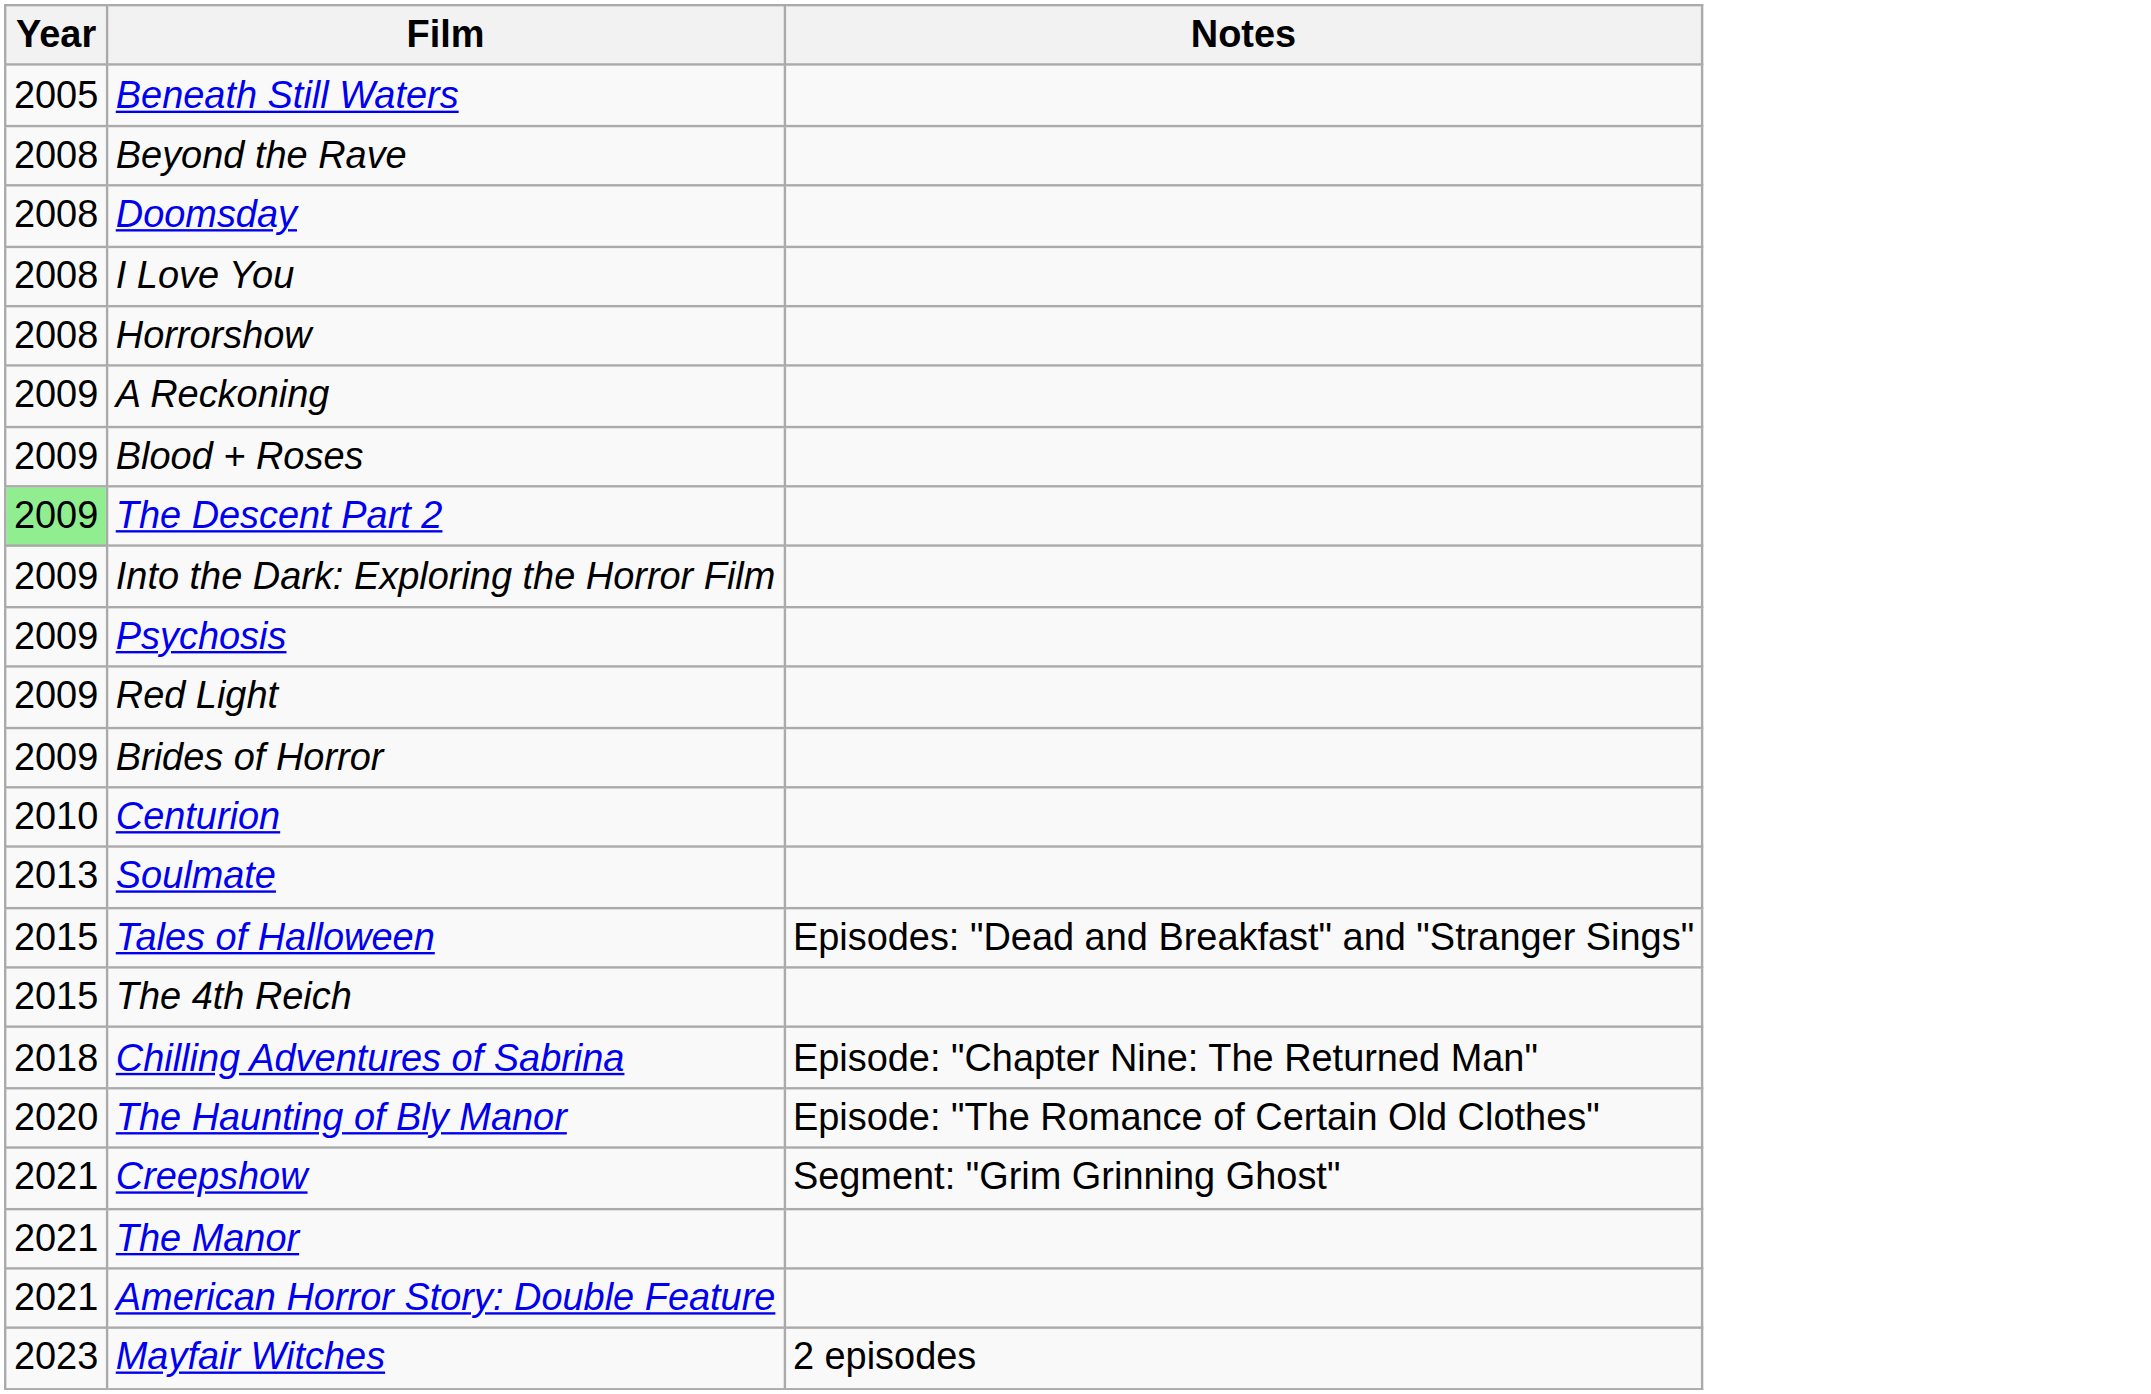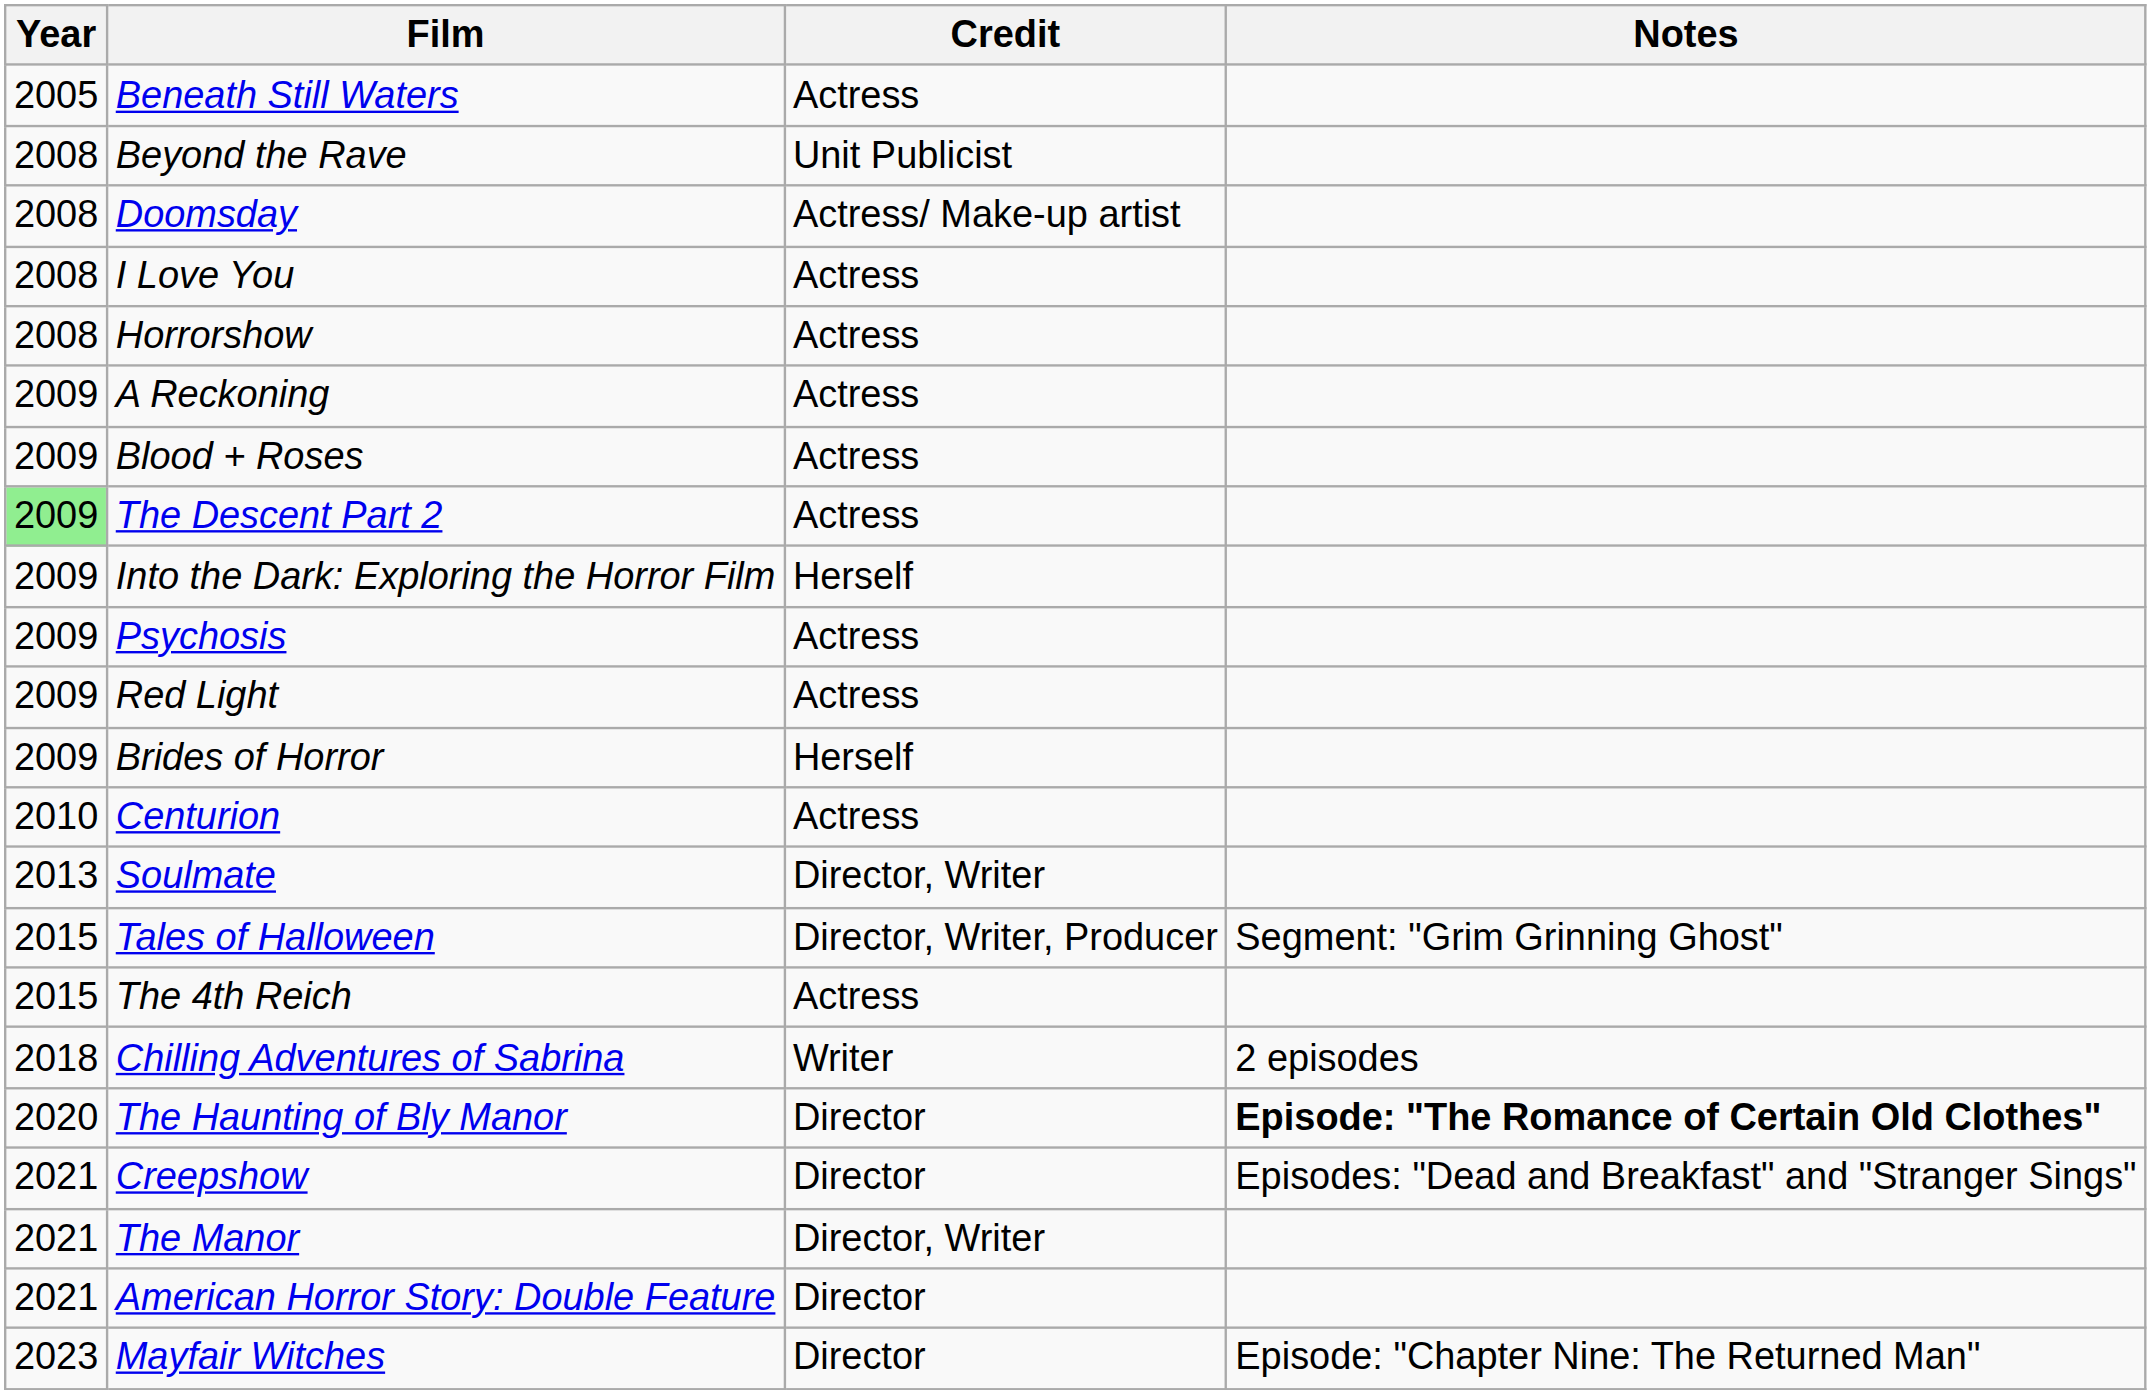+ column: (1005, 34)
(1244, 936) Episodes: "Dead and Breakfast" and "Stranger Sings" -> (1509, 936) Segment: "Grim Grinning Ghost"
(1165, 1056) Episode: "Chapter Nine: The Returned Man" -> (1327, 1056) 2 episodes
(1196, 1117) normal -> (1668, 1117) bold
(1067, 1177) Segment: "Grim Grinning Ghost" -> (1686, 1177) Episodes: "Dead and Breakfast" and "Stranger Sings"
(885, 1357) 2 episodes -> (1608, 1357) Episode: "Chapter Nine: The Returned Man"
